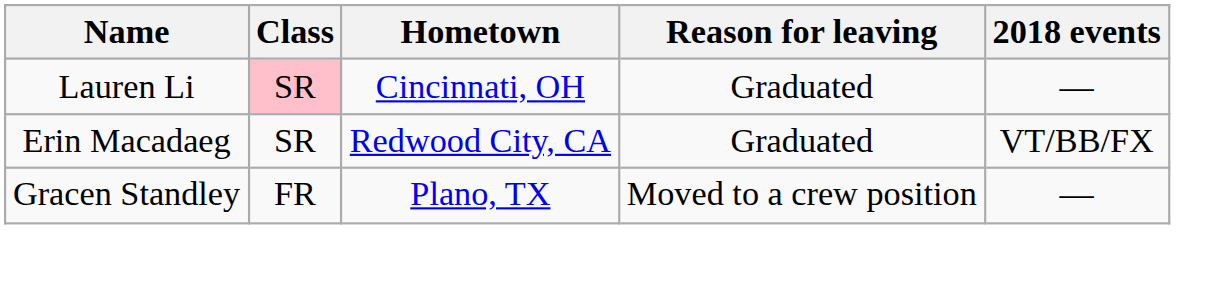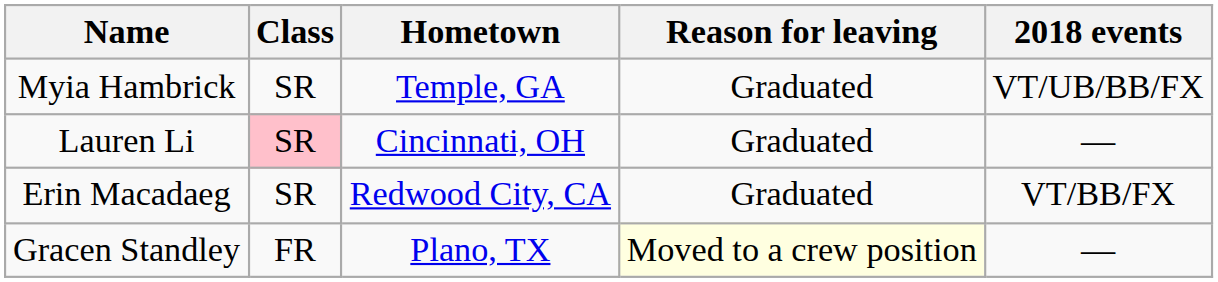+ row: (127, 85)
(802, 194) no background -> (802, 248) lightyellow background
